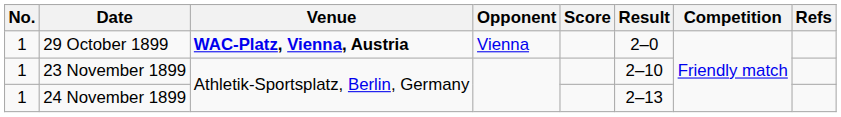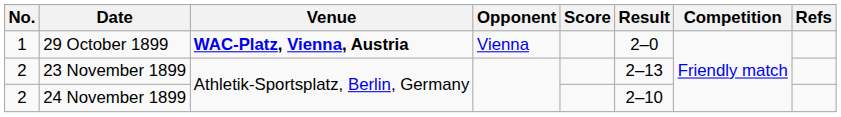(22, 71) 1 -> (22, 71) 2
(644, 71) 2–10 -> (644, 71) 2–13
(22, 97) 1 -> (22, 97) 2
(644, 97) 2–13 -> (644, 97) 2–10
